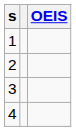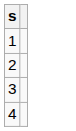- column: (49, 16)
